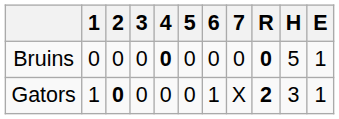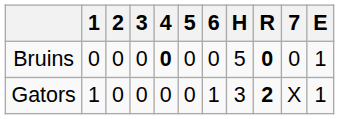columns swapped: (239, 23) <-> (294, 23)
(118, 95) bold -> (118, 95) normal
